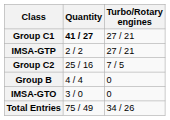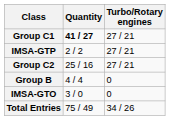(115, 65) 7 / 5 -> (120, 65) 27 / 21
